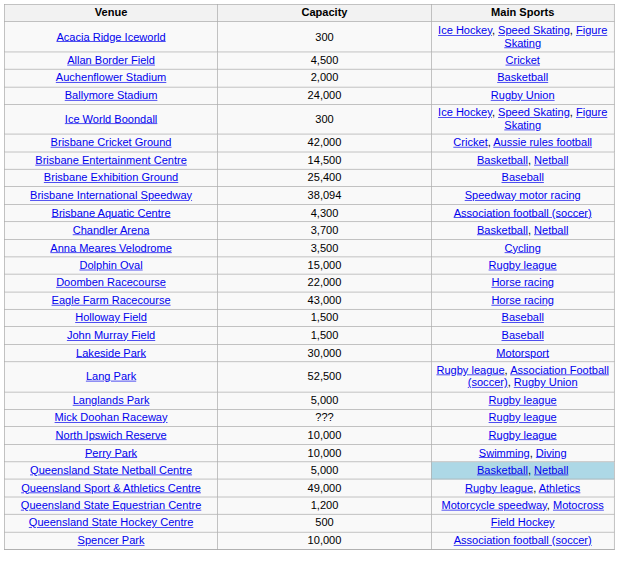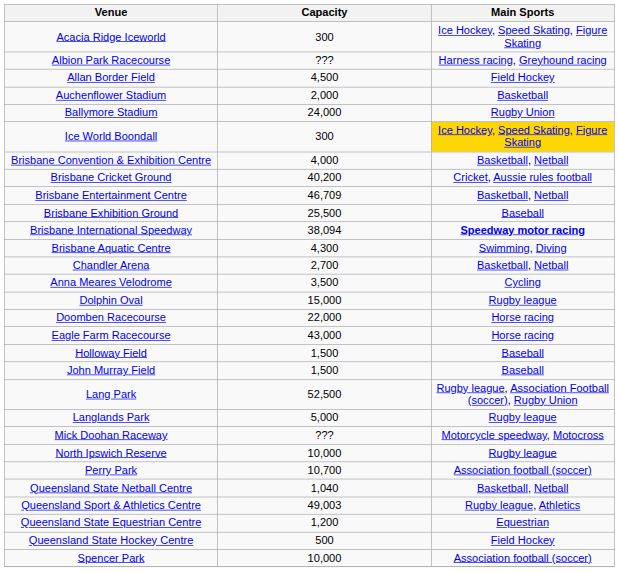+ row: (111, 60)
(523, 60) Cricket -> (523, 78) Field Hockey
(523, 119) no background -> (523, 136) gold background
+ row: (111, 160)
(324, 143) 42,000 -> (324, 178) 40,200
(324, 160) 14,500 -> (324, 195) 46,709
(324, 178) 25,400 -> (324, 213) 25,500
(523, 195) normal -> (523, 230) bold
(523, 213) Association football (soccer) -> (523, 248) Swimming, Diving
(324, 230) 3,700 -> (324, 265) 2,700
- row: (111, 353)
(523, 418) Rugby league -> (523, 435) Motorcycle speedway, Motocross
(324, 453) 10,000 -> (324, 470) 10,700
(523, 453) Swimming, Diving -> (523, 470) Association football (soccer)
(324, 470) 5,000 -> (324, 488) 1,040
(523, 470) lightblue background -> (523, 488) no background
(324, 488) 49,000 -> (324, 505) 49,003
(523, 505) Motorcycle speedway, Motocross -> (523, 523) Equestrian
